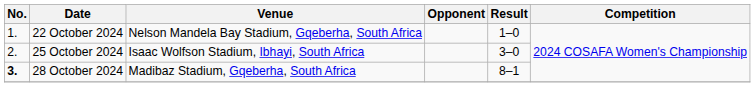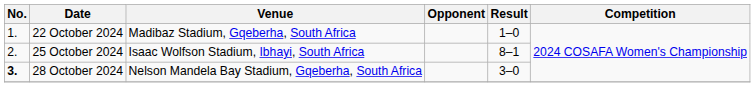(275, 33) Nelson Mandela Bay Stadium, Gqeberha, South Africa -> (242, 33) Madibaz Stadium, Gqeberha, South Africa
(509, 52) 3–0 -> (509, 52) 8–1
(242, 71) Madibaz Stadium, Gqeberha, South Africa -> (275, 71) Nelson Mandela Bay Stadium, Gqeberha, South Africa
(509, 71) 8–1 -> (509, 71) 3–0
